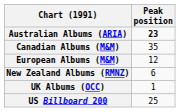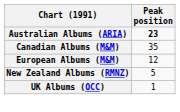(153, 74) 6 -> (153, 74) 5
- row: (68, 101)
